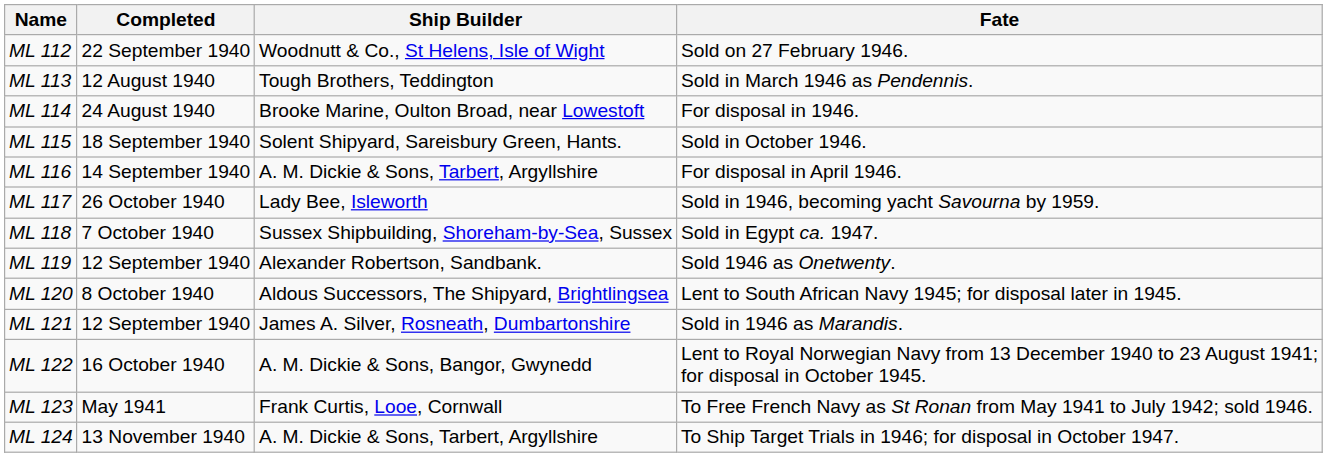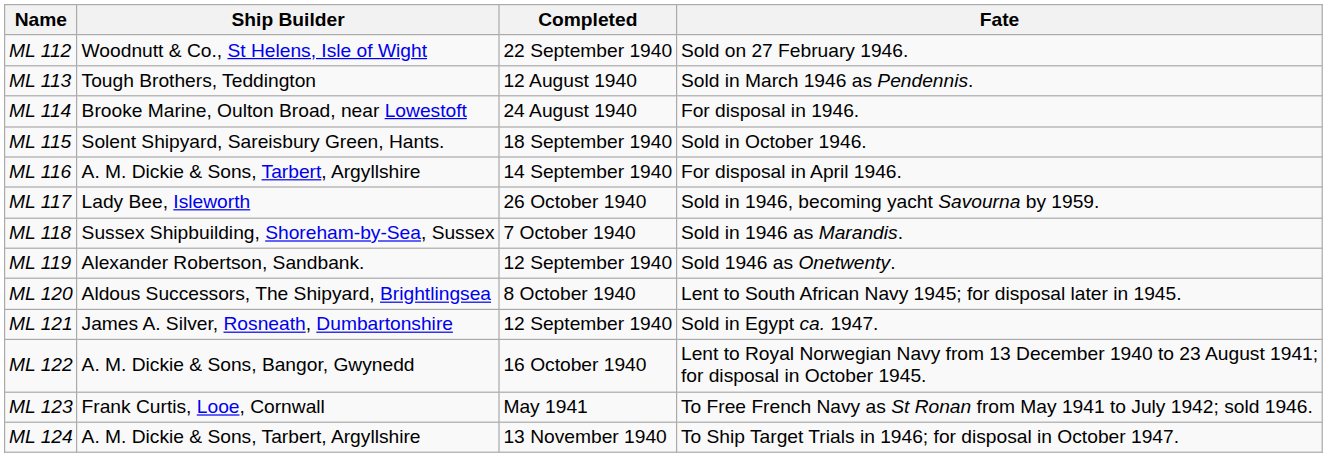columns swapped: (466, 19) <-> (166, 19)
(780, 232) Sold in Egypt ca. 1947. -> (792, 232) Sold in 1946 as Marandis.
(792, 324) Sold in 1946 as Marandis. -> (780, 324) Sold in Egypt ca. 1947.
